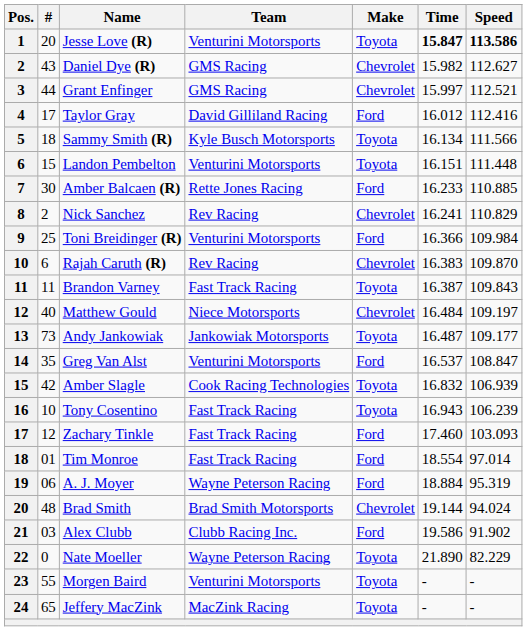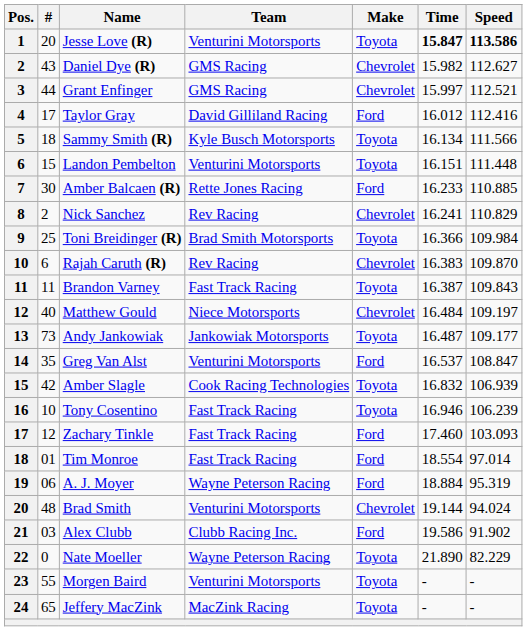(254, 238) Venturini Motorsports -> (261, 238) Brad Smith Motorsports
(370, 238) Ford -> (377, 238) Toyota
(442, 409) 16.943 -> (442, 409) 16.946
(261, 508) Brad Smith Motorsports -> (254, 508) Venturini Motorsports
